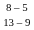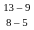rows swapped: (17, 22) <-> (17, 8)
